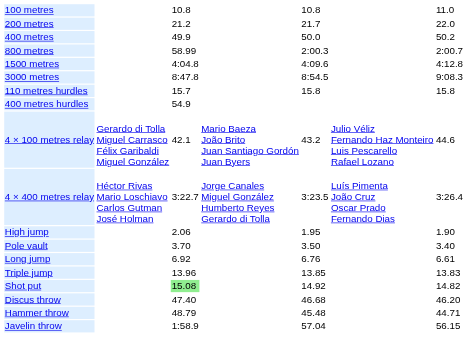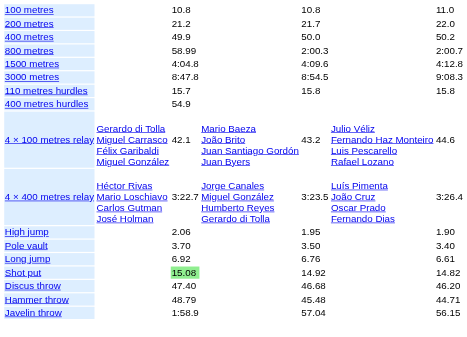- row: (29, 272)
